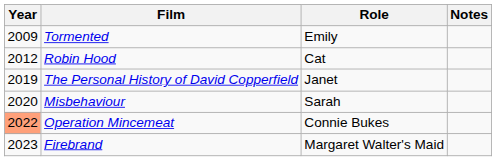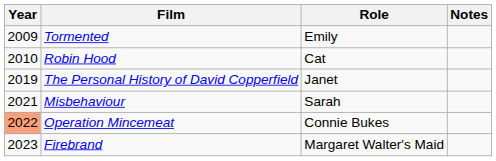(23, 58) 2012 -> (23, 58) 2010
(23, 101) 2020 -> (23, 101) 2021
